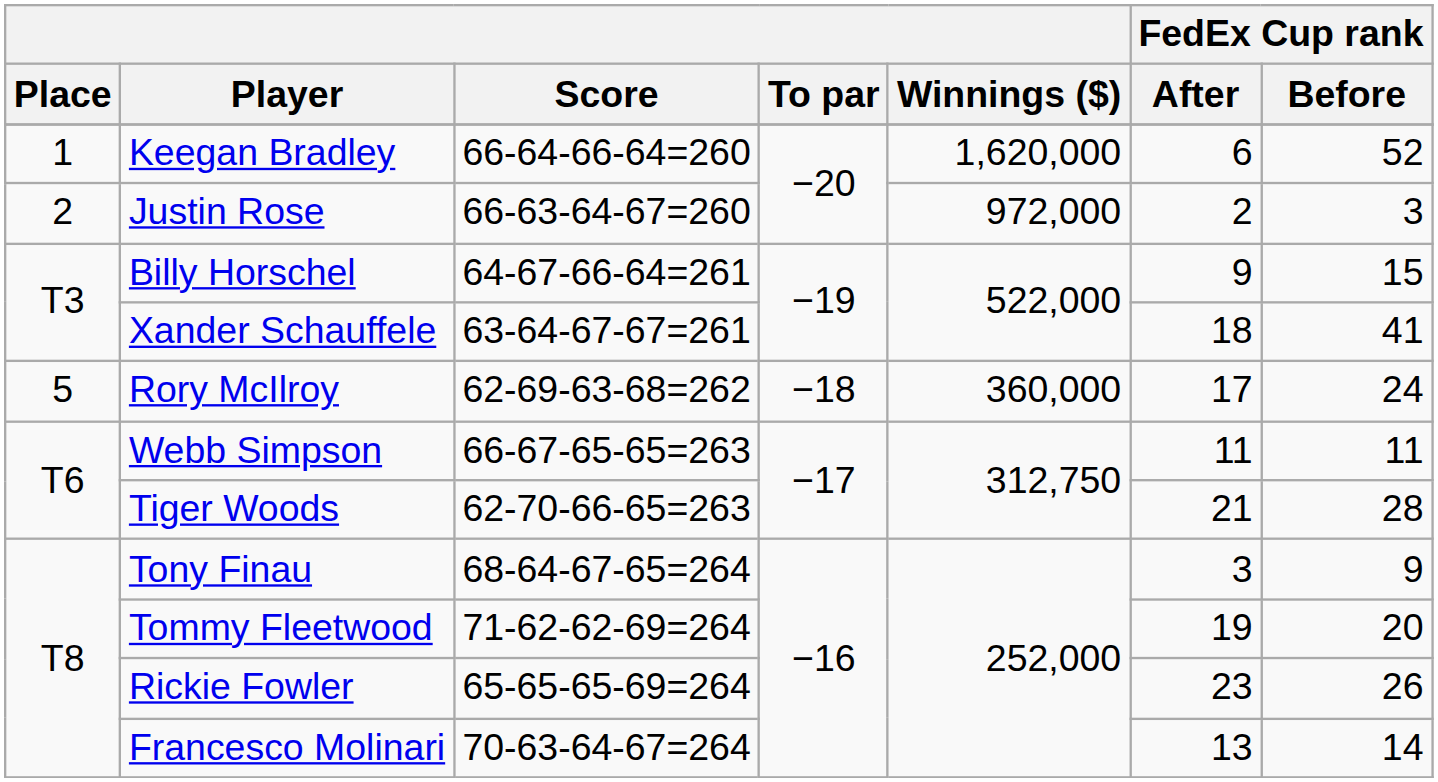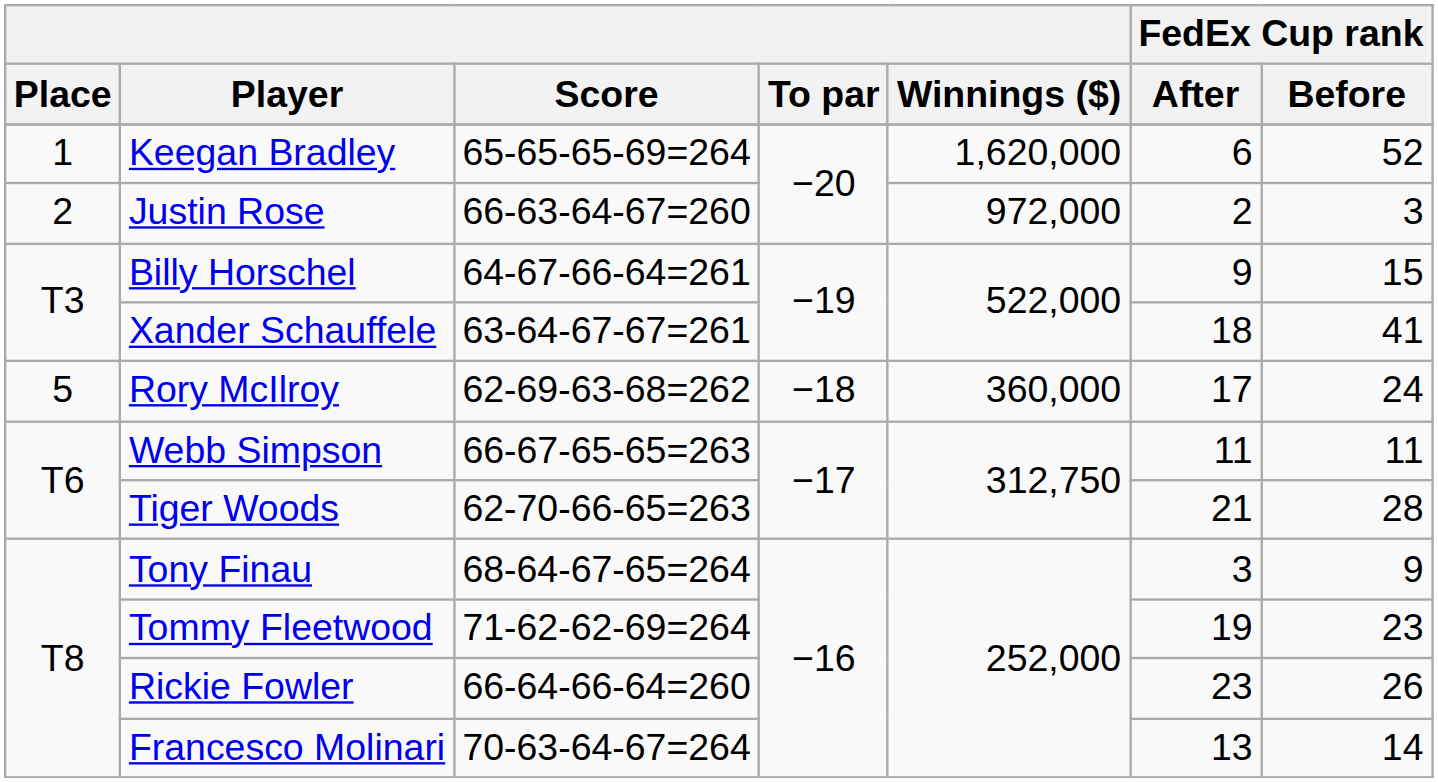(607, 152) 66-64-66-64=260 -> (607, 152) 65-65-65-69=264
(1403, 627) 20 -> (1403, 627) 23
(607, 687) 65-65-65-69=264 -> (607, 687) 66-64-66-64=260
